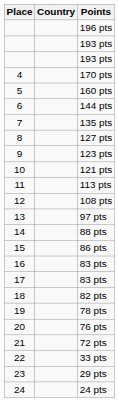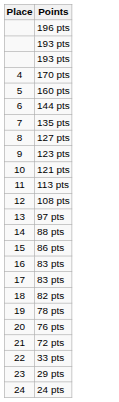- column: (56, 12)
